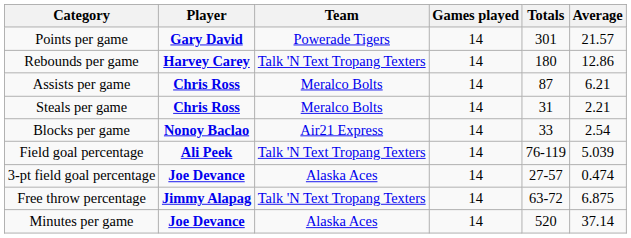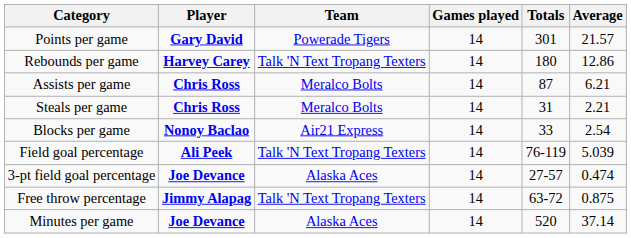(598, 198) 6.875 -> (598, 198) 0.875
